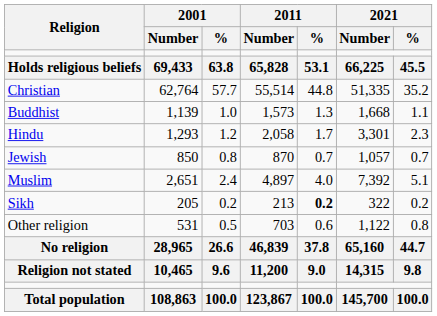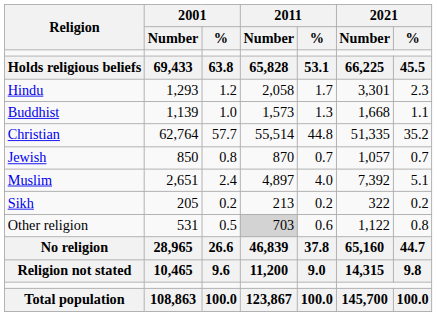rows swapped: (34, 90) <-> (26, 135)
(324, 203) bold -> (324, 203) normal
(283, 225) no background -> (283, 225) lightgrey background
